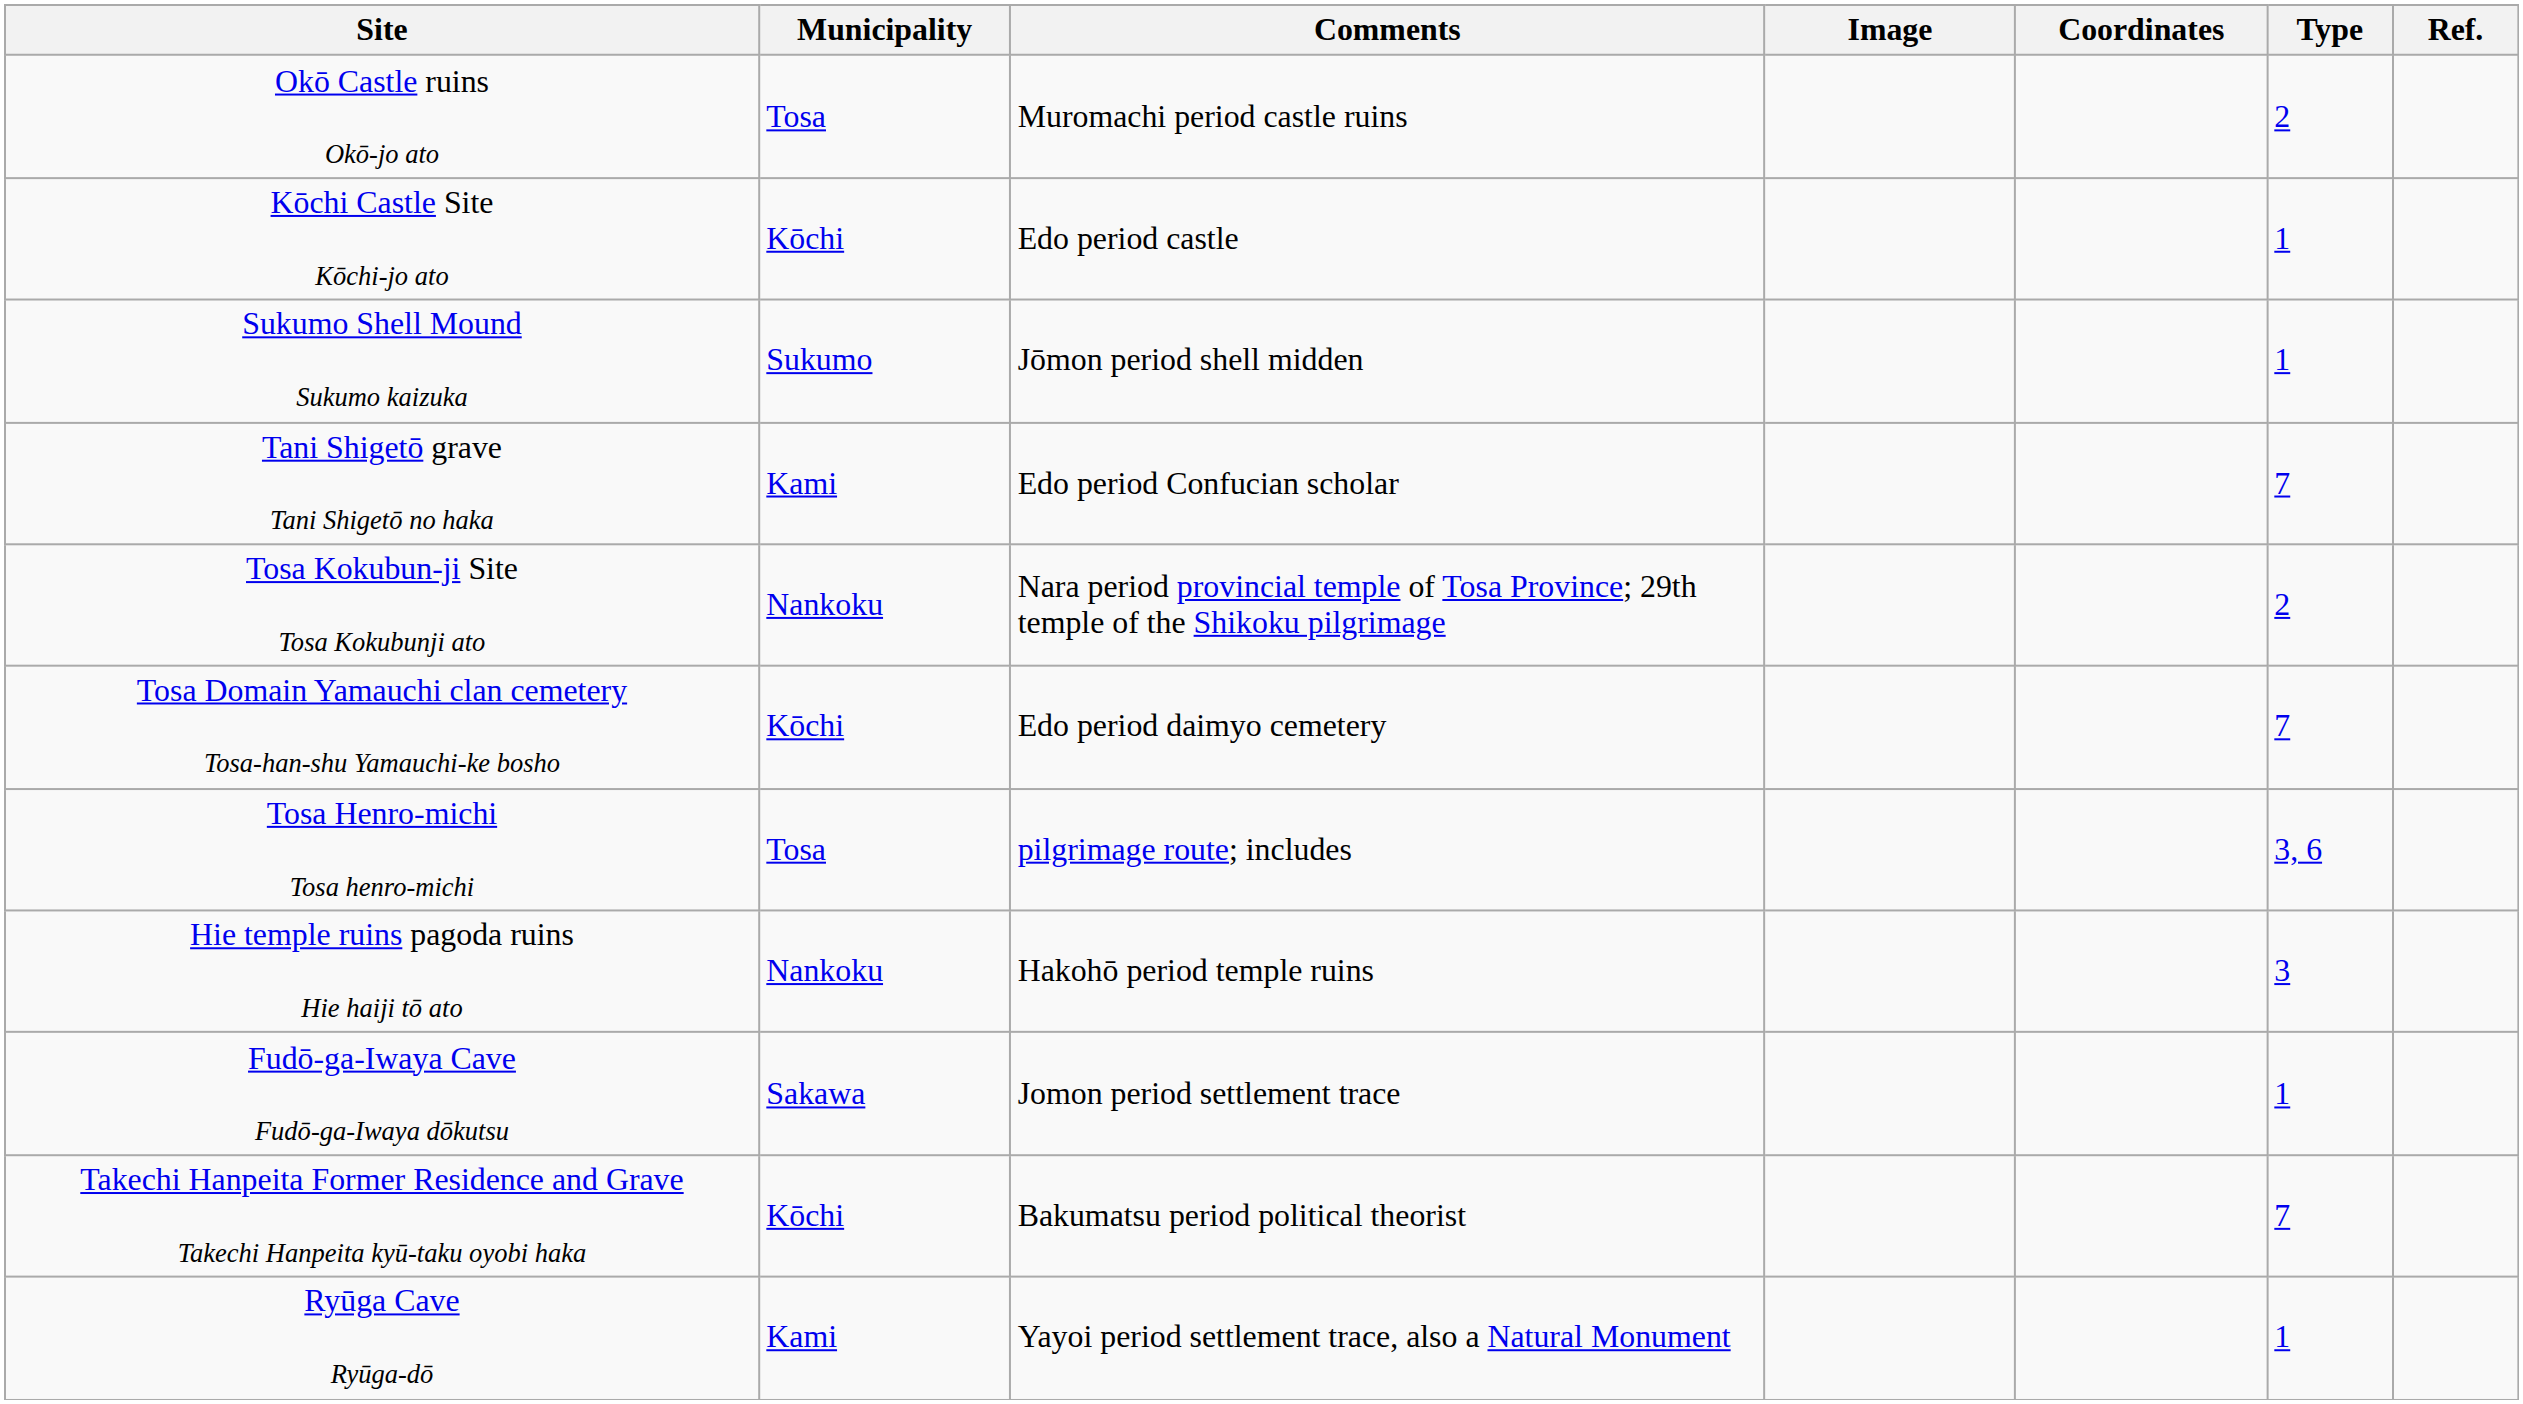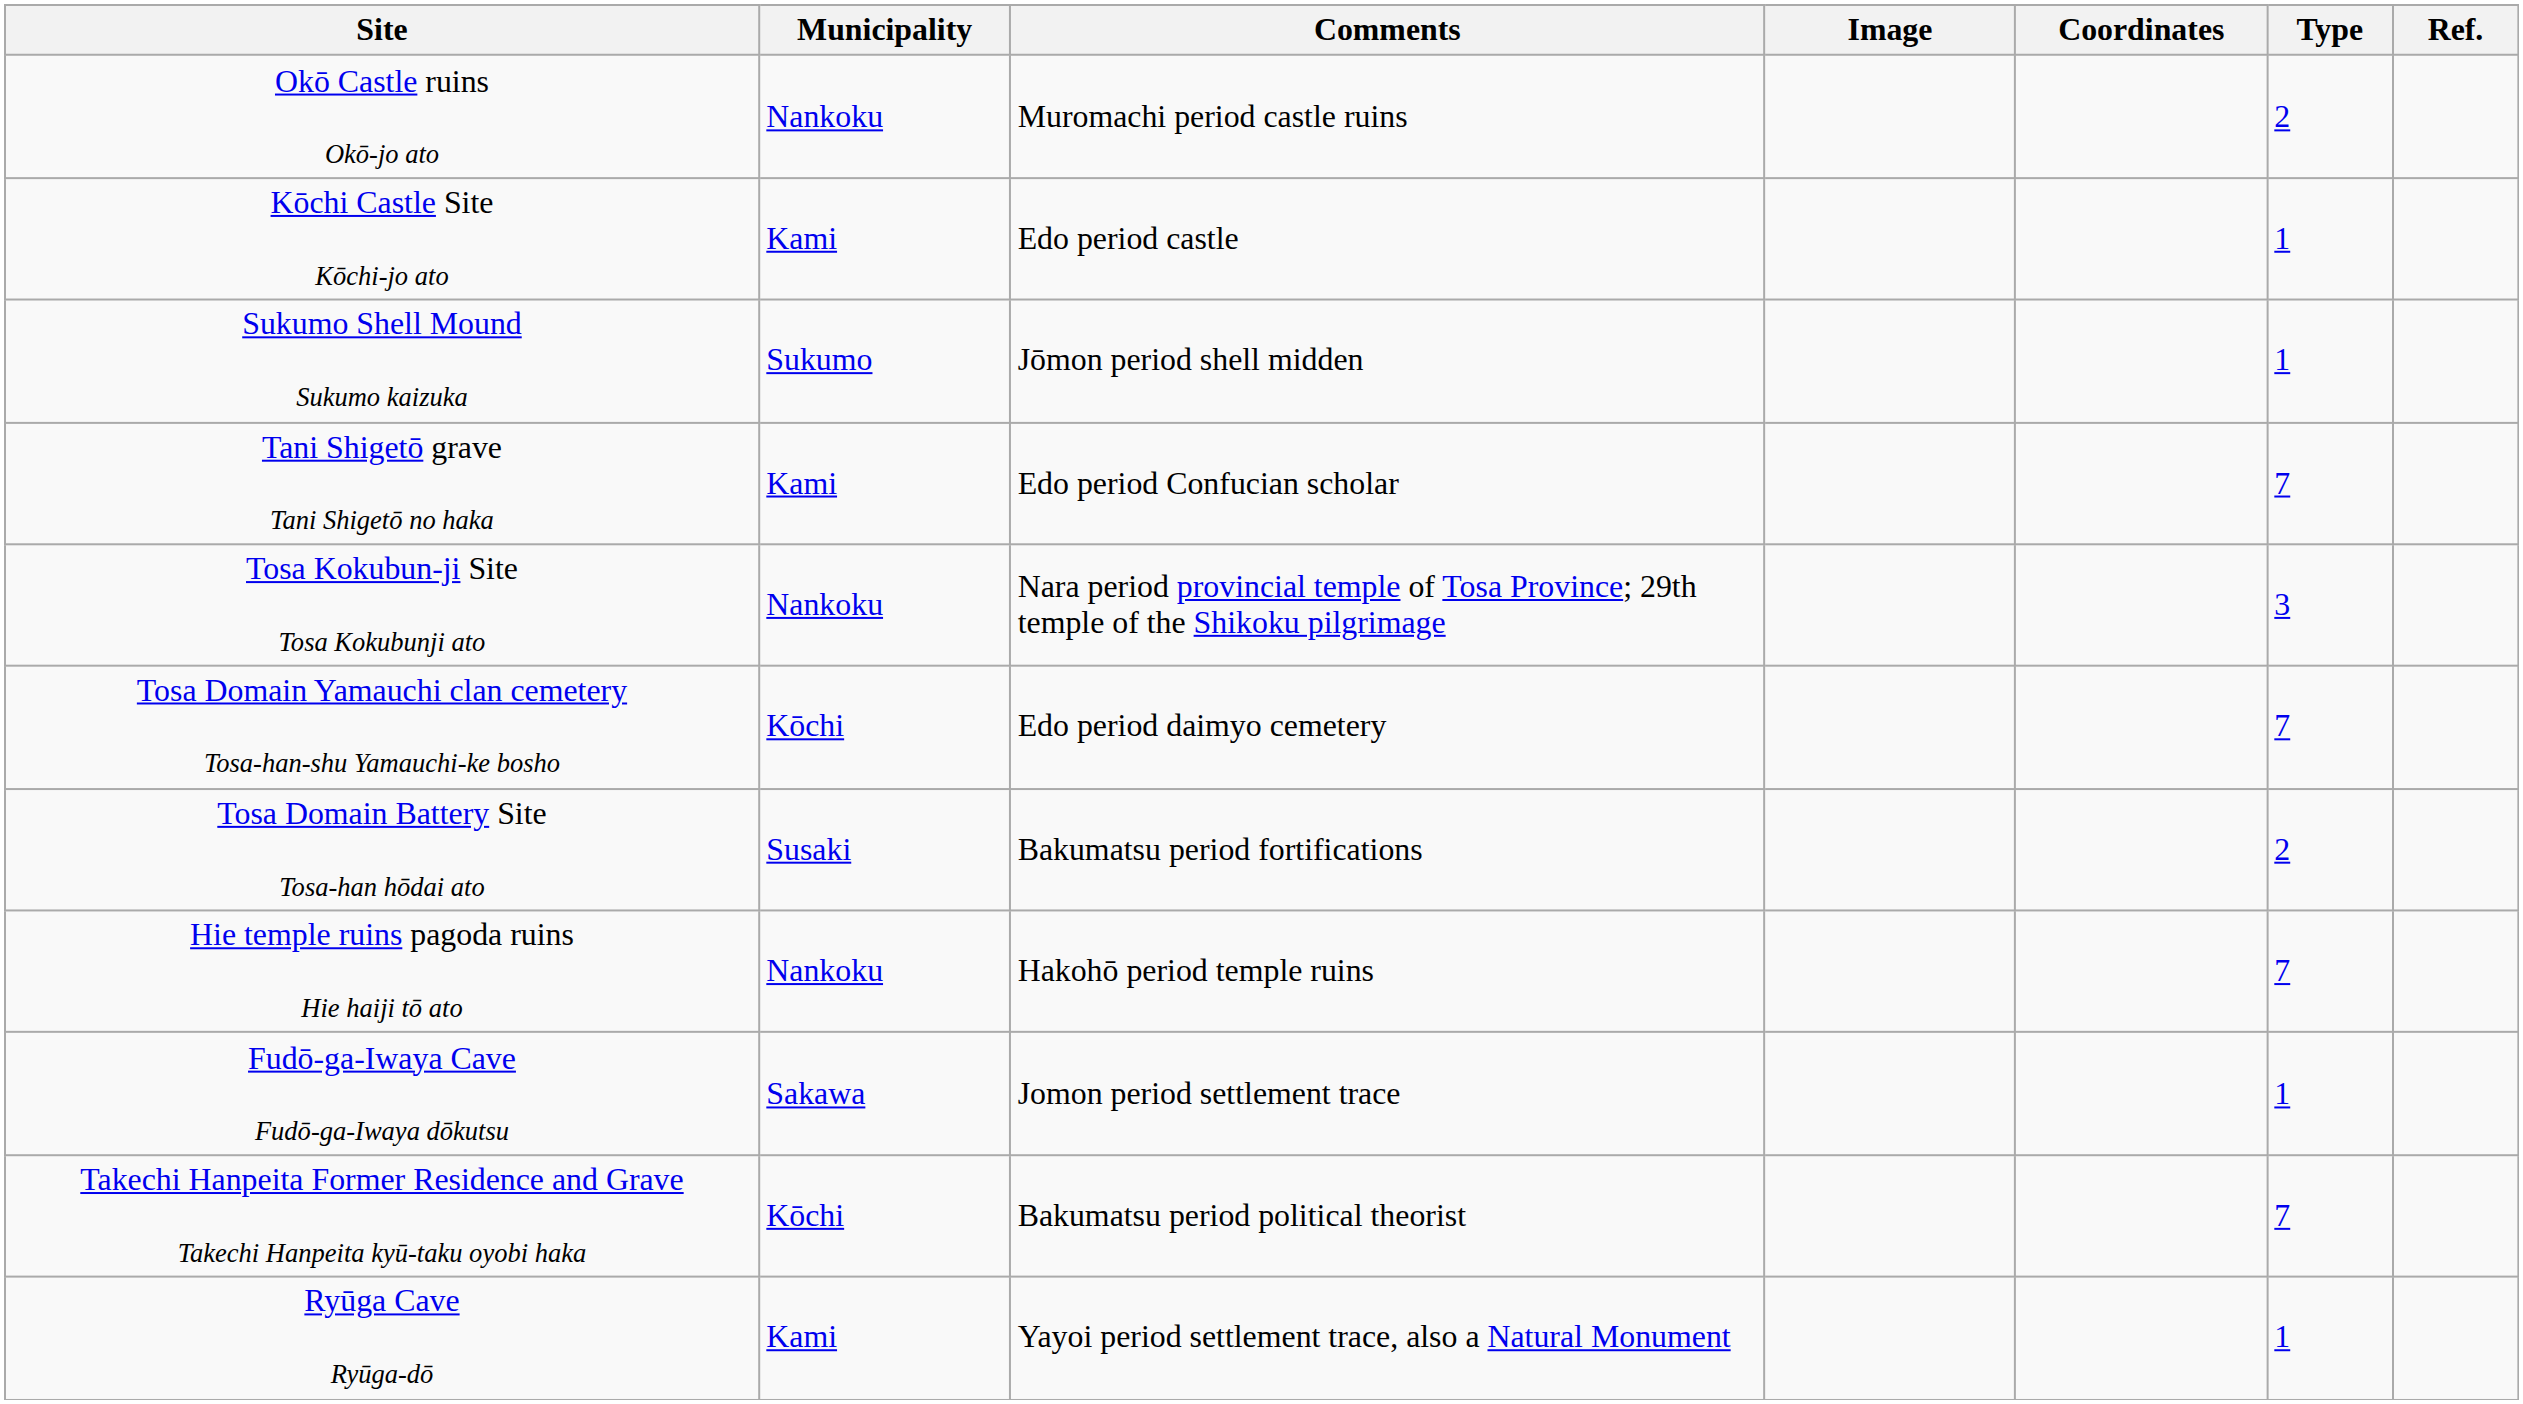(796, 116) Tosa -> (825, 116) Nankoku
(805, 238) Kōchi -> (802, 238) Kami
(2282, 604) 2 -> (2282, 604) 3
+ row: (382, 848)
- row: (382, 848)
(2282, 971) 3 -> (2282, 971) 7
